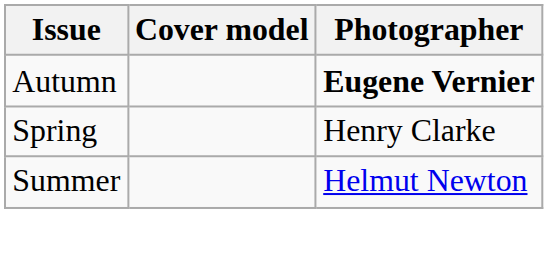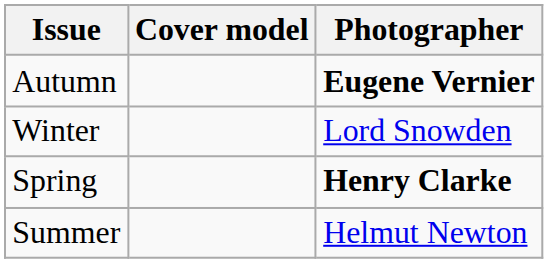+ row: (56, 130)
(409, 130) normal -> (417, 181) bold
